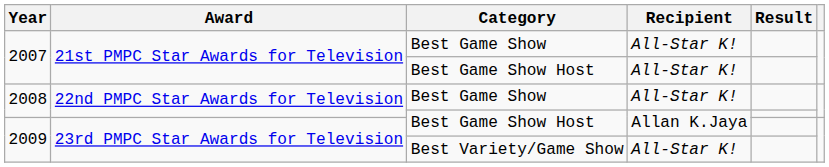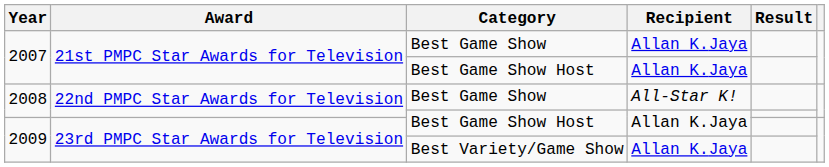(684, 44) All-Star K! -> (689, 44) Allan K.Jaya
(684, 70) All-Star K! -> (689, 70) Allan K.Jaya
(684, 149) All-Star K! -> (689, 149) Allan K.Jaya
